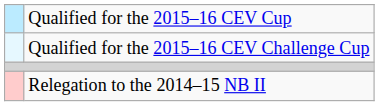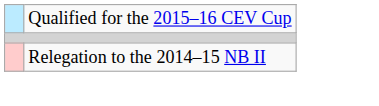- row: (199, 47)
